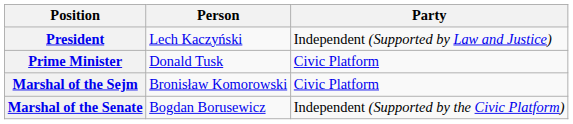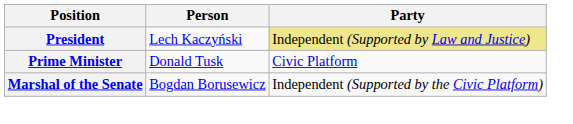(423, 38) no background -> (401, 38) khaki background
- row: (75, 84)
